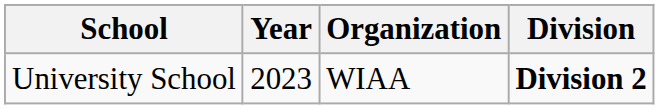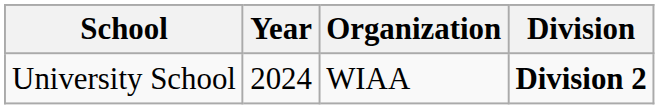(281, 77) 2023 -> (281, 77) 2024
